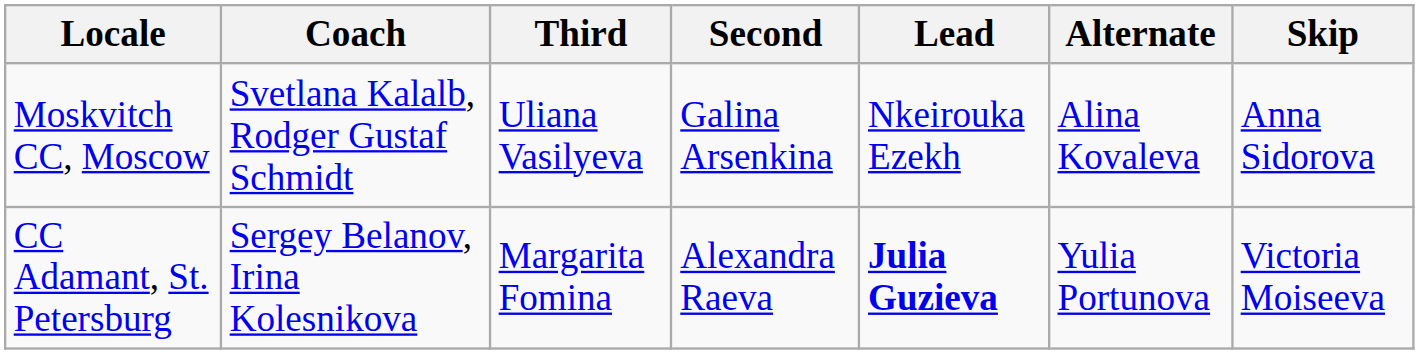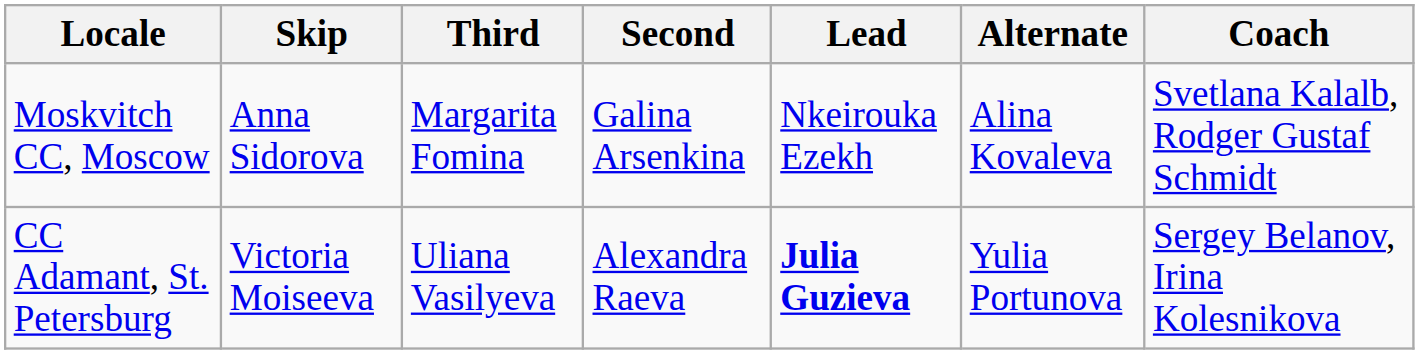columns swapped: (1323, 33) <-> (356, 33)
(571, 134) Uliana Vasilyeva -> (484, 134) Margarita Fomina
(571, 276) Margarita Fomina -> (483, 276) Uliana Vasilyeva
